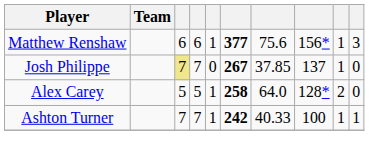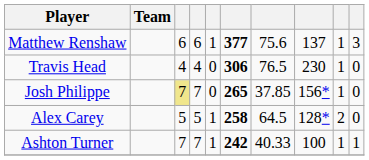(314, 42) 156* -> (314, 42) 137
+ row: (67, 67)
(236, 67) 267 -> (236, 92) 265
(314, 67) 137 -> (314, 92) 156*
(273, 92) 64.0 -> (273, 117) 64.5
